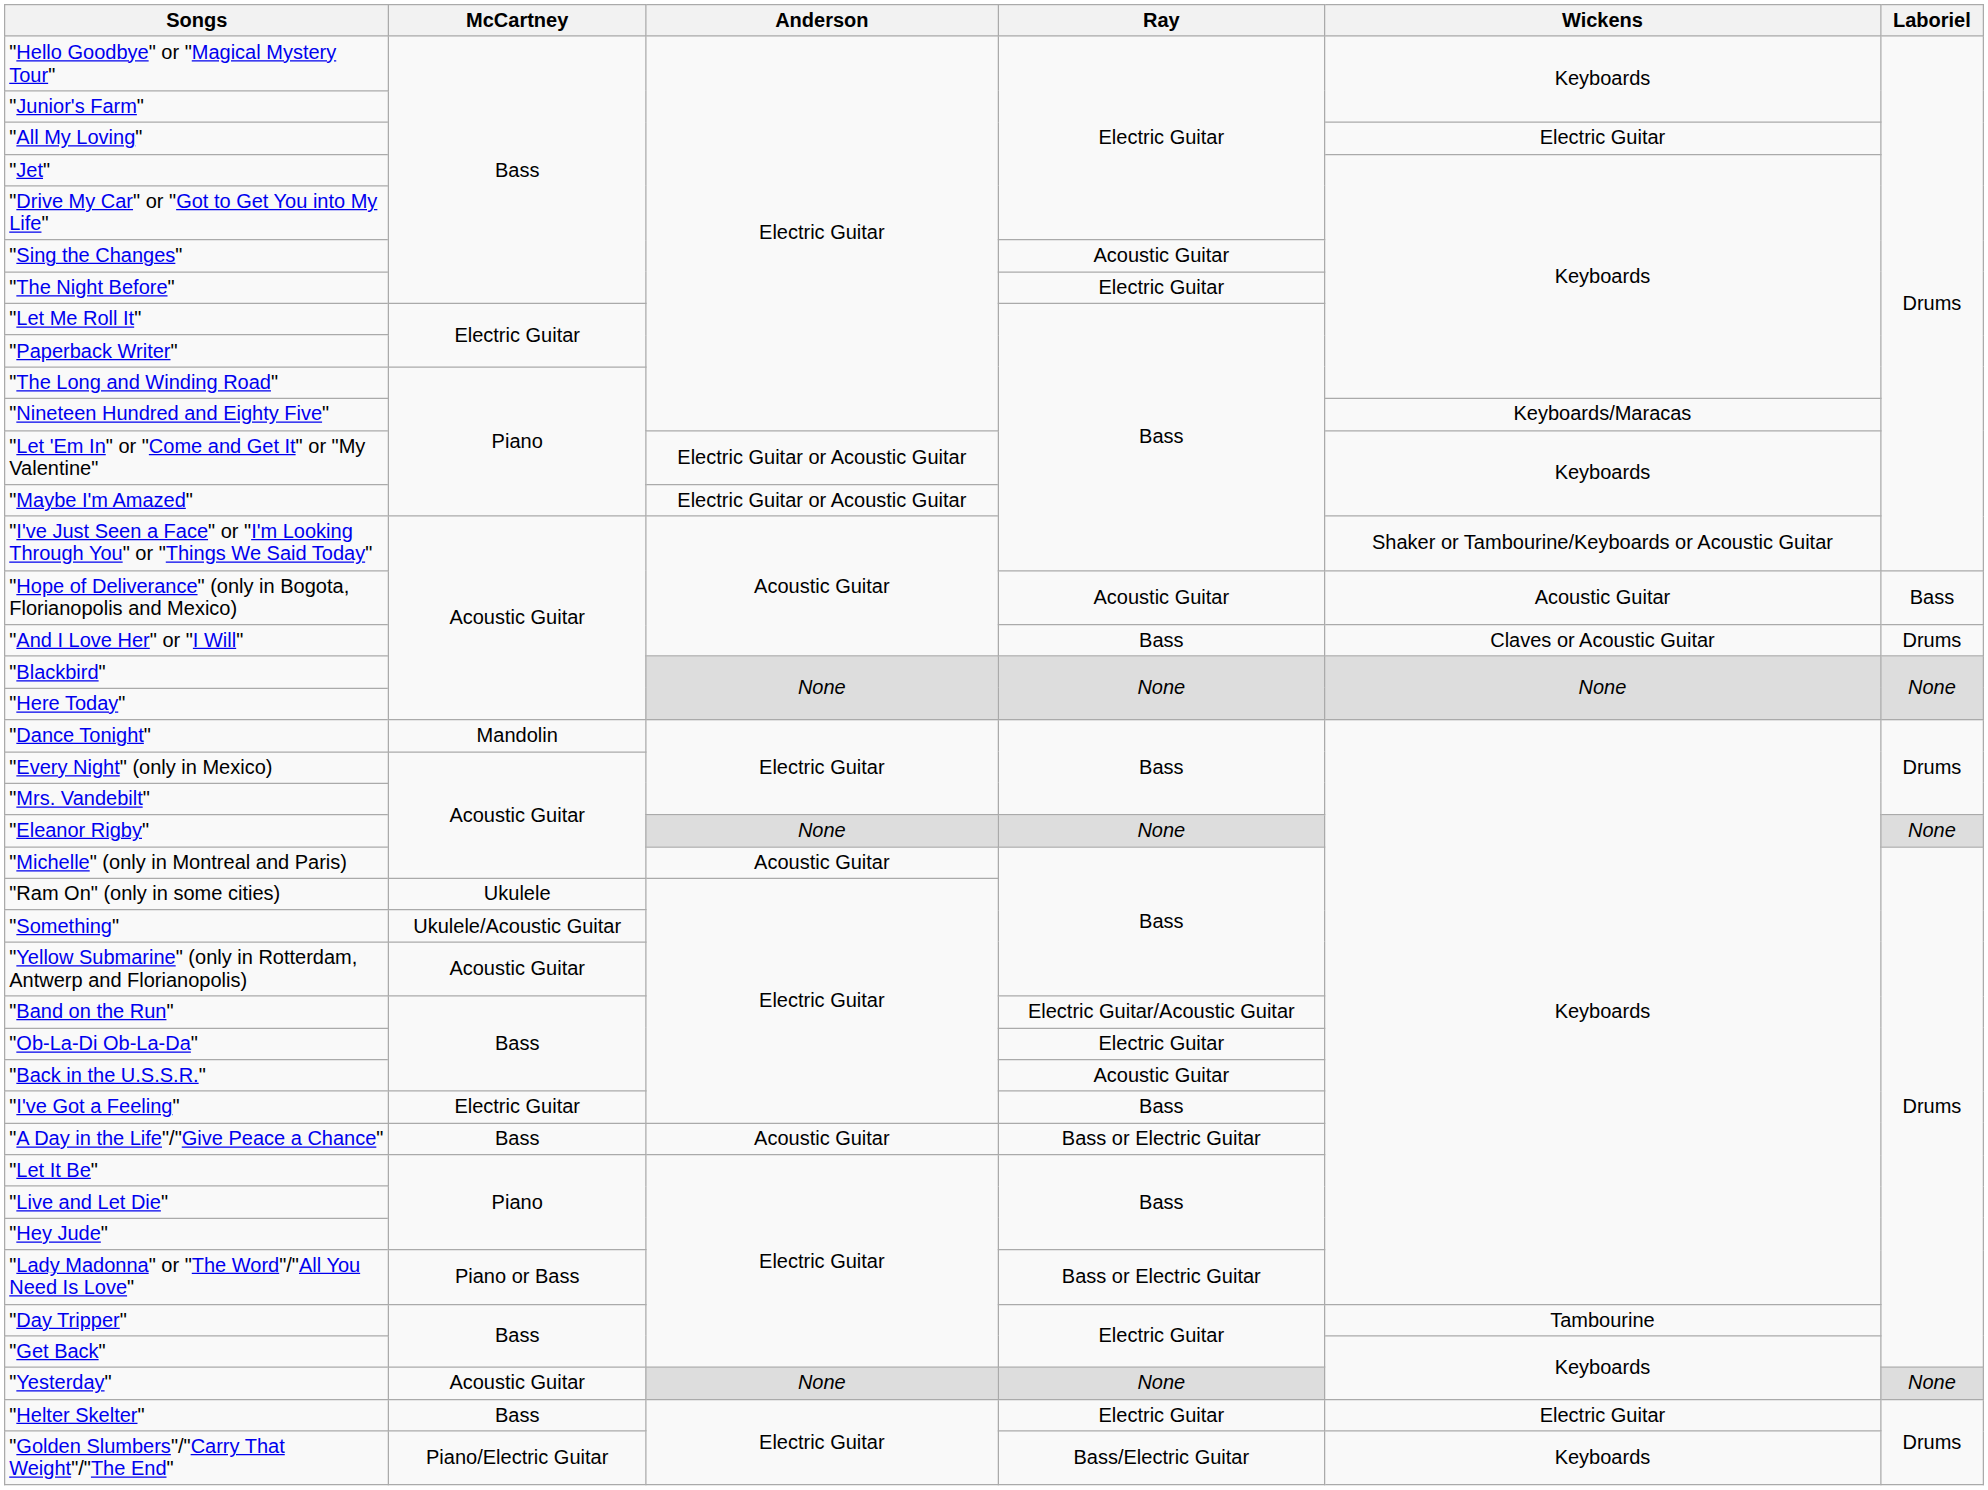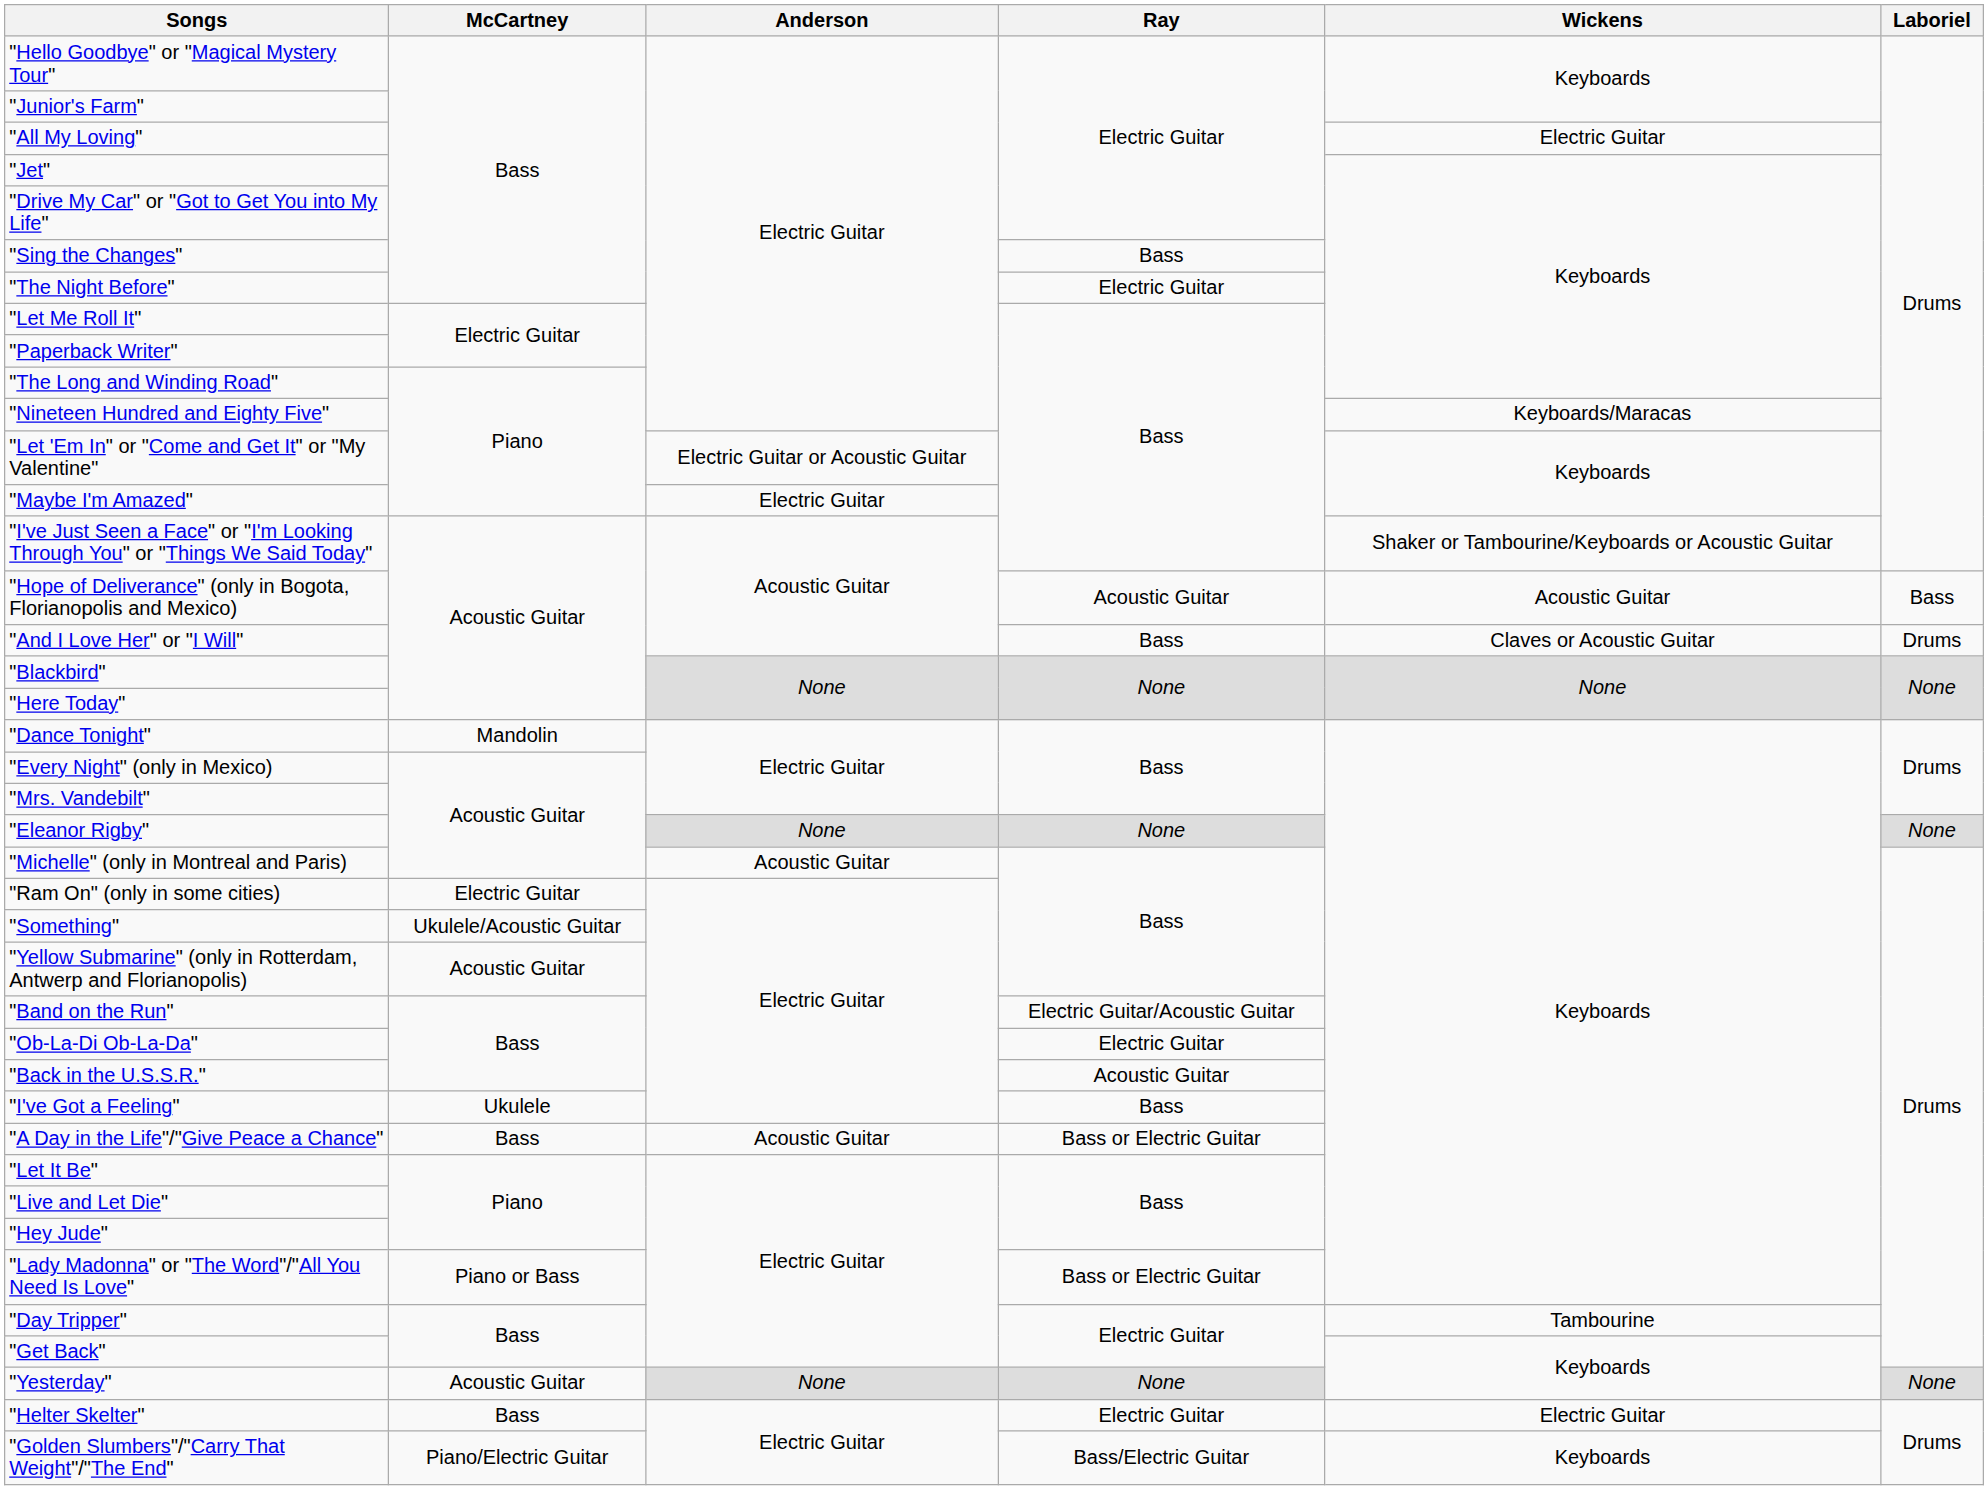(1161, 255) Acoustic Guitar -> (1161, 255) Bass
(822, 500) Electric Guitar or Acoustic Guitar -> (822, 500) Electric Guitar
(517, 894) Ukulele -> (517, 894) Electric Guitar
(517, 1106) Electric Guitar -> (517, 1106) Ukulele
